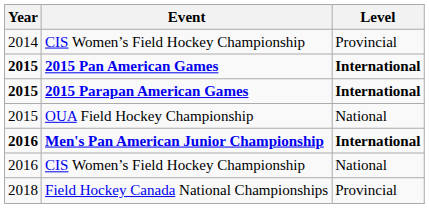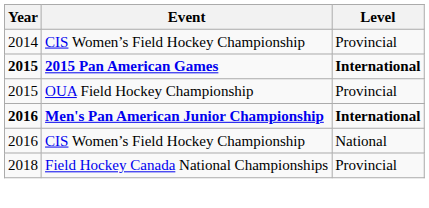- row: (23, 91)
(361, 116) National -> (366, 91) Provincial
